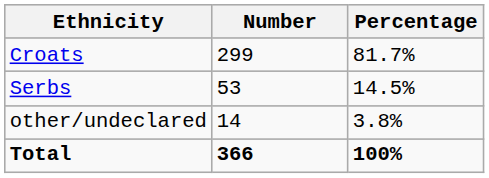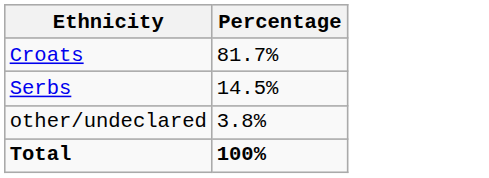- column: (280, 22)
